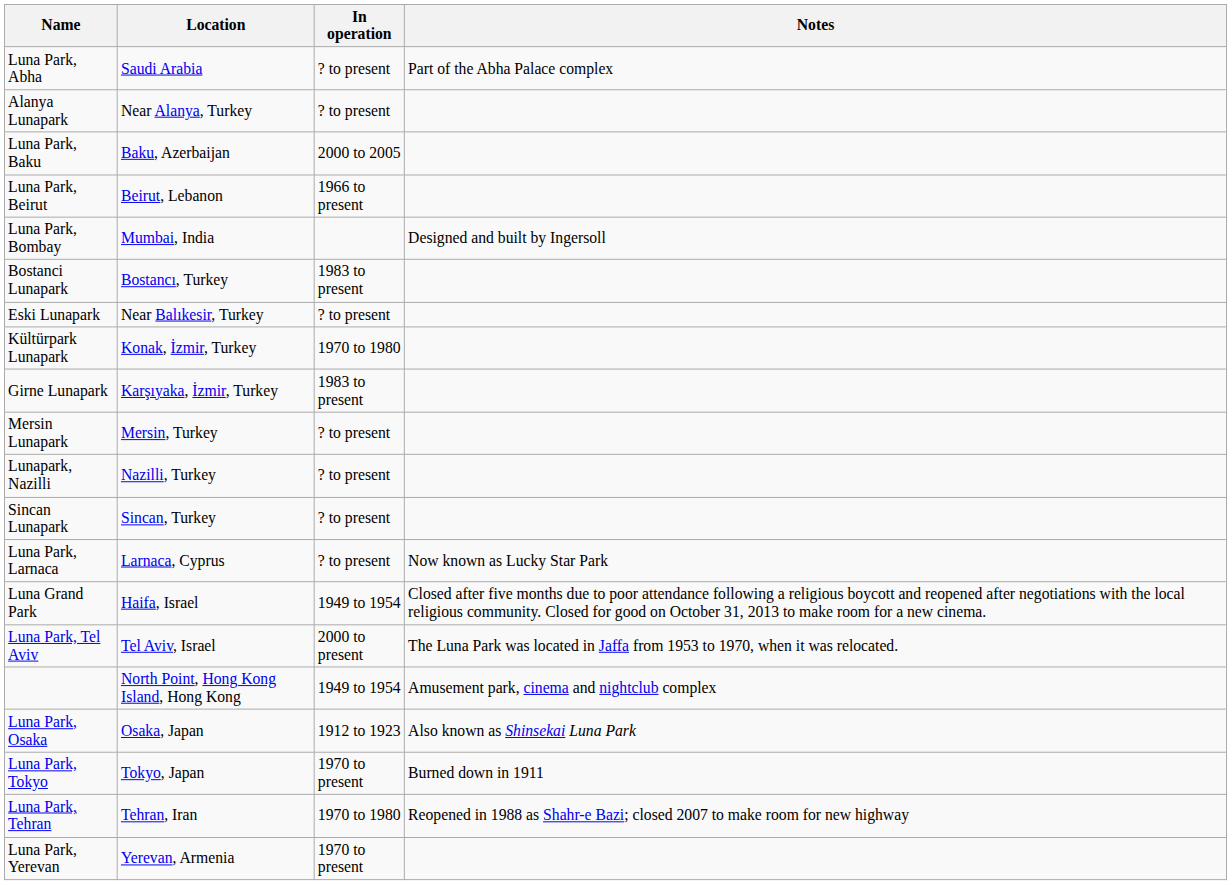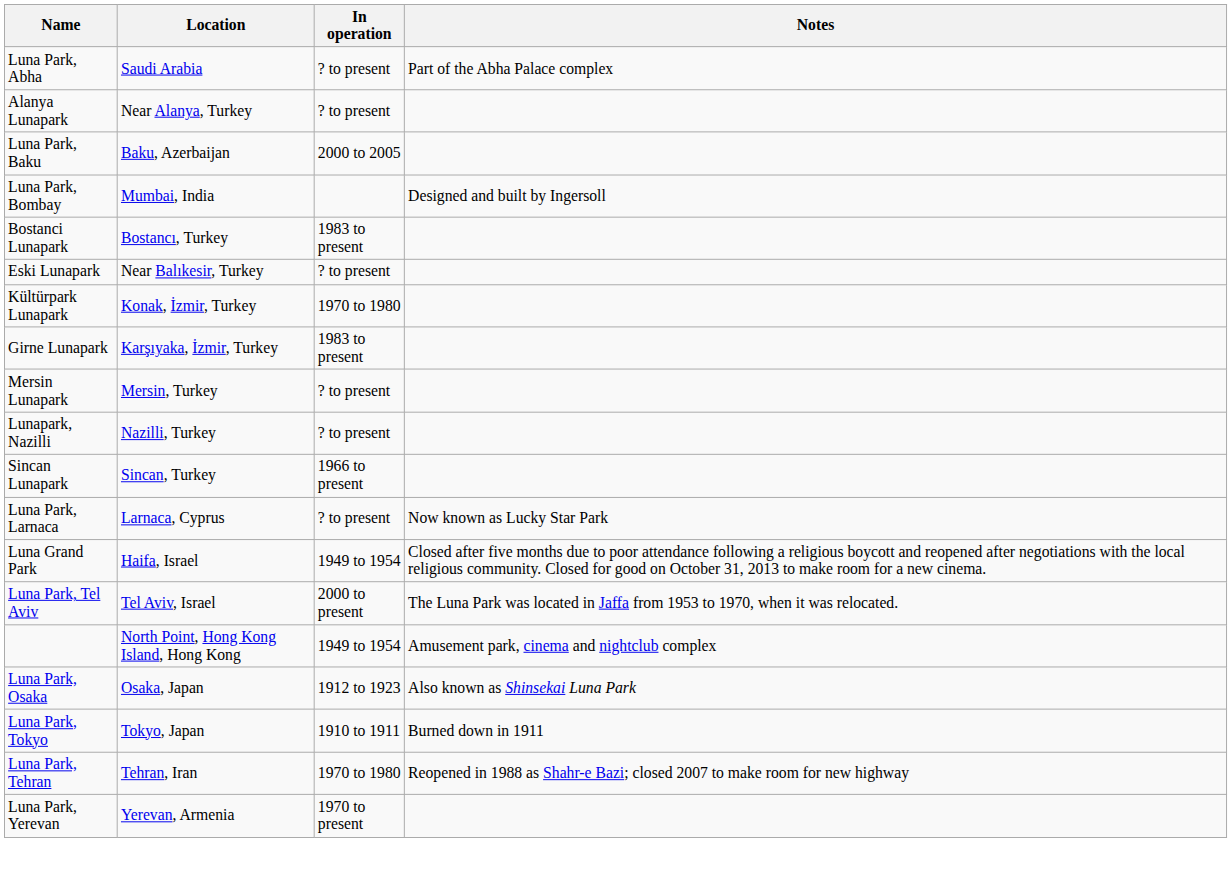- row: (43, 195)
(354, 518) ? to present -> (342, 475) 1966 to present
(342, 773) 1970 to present -> (359, 730) 1910 to 1911
